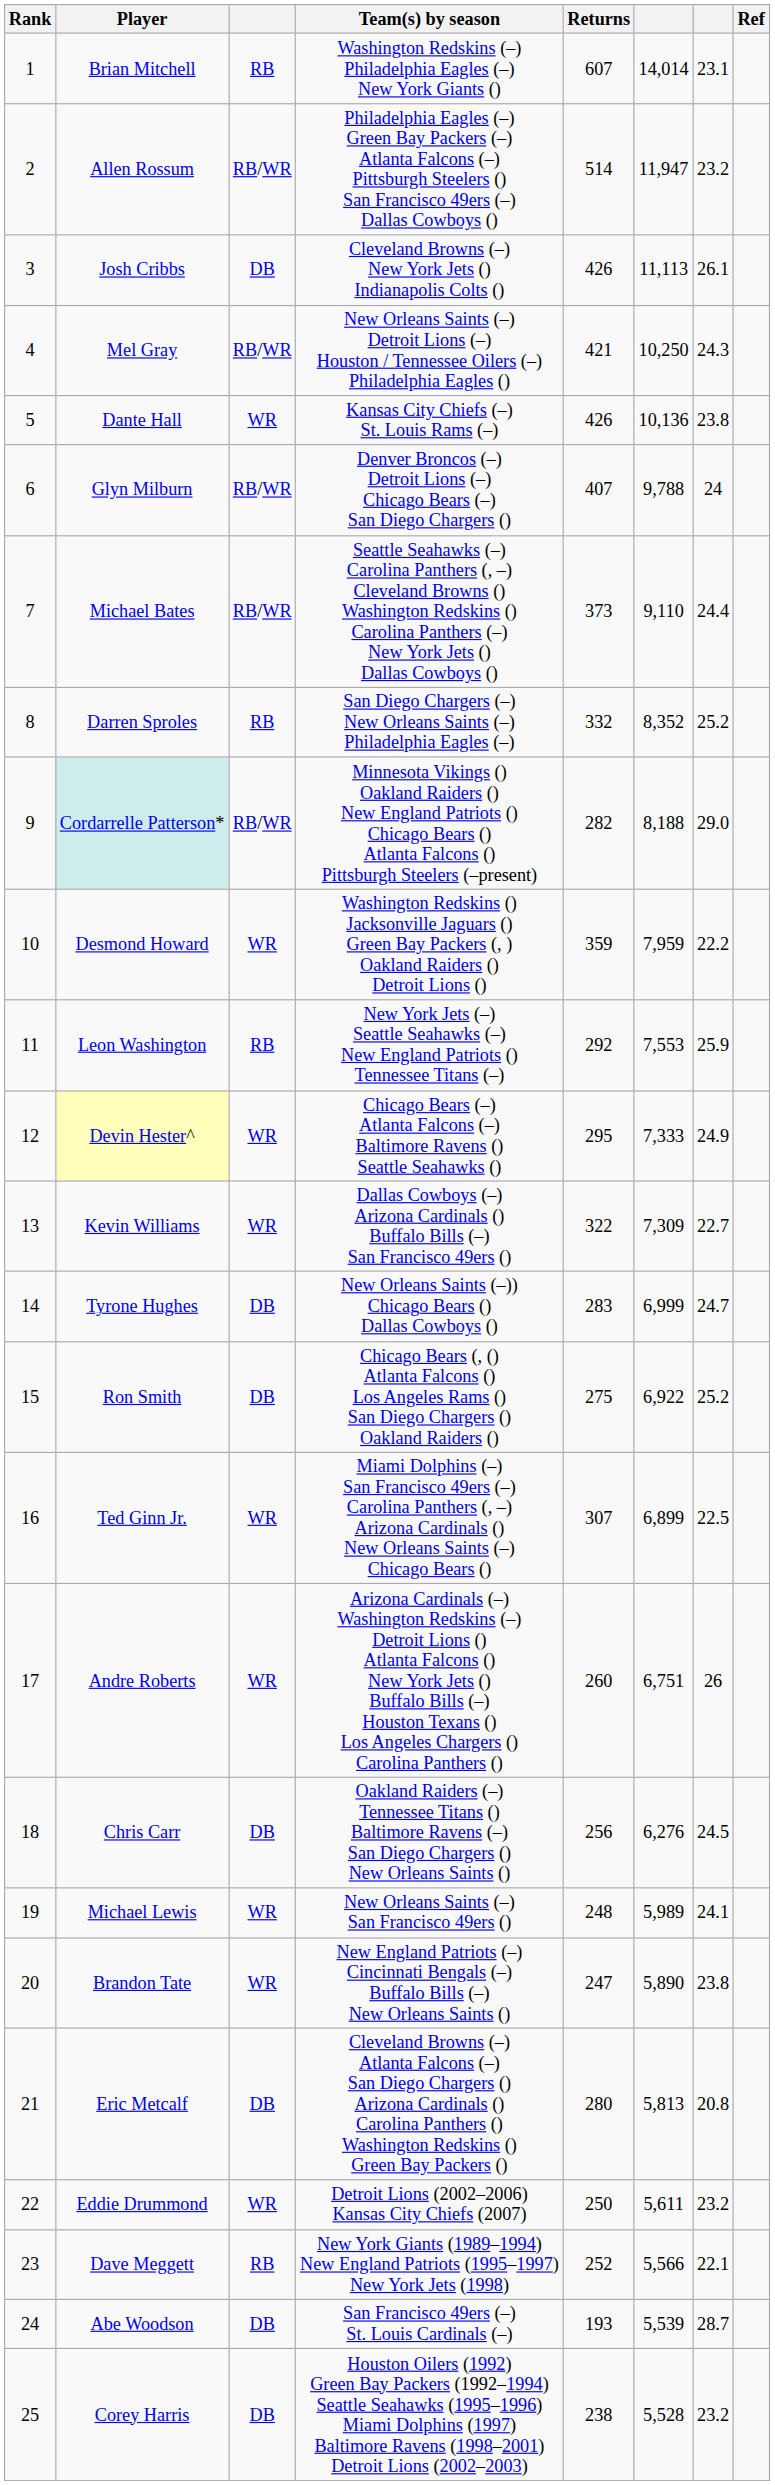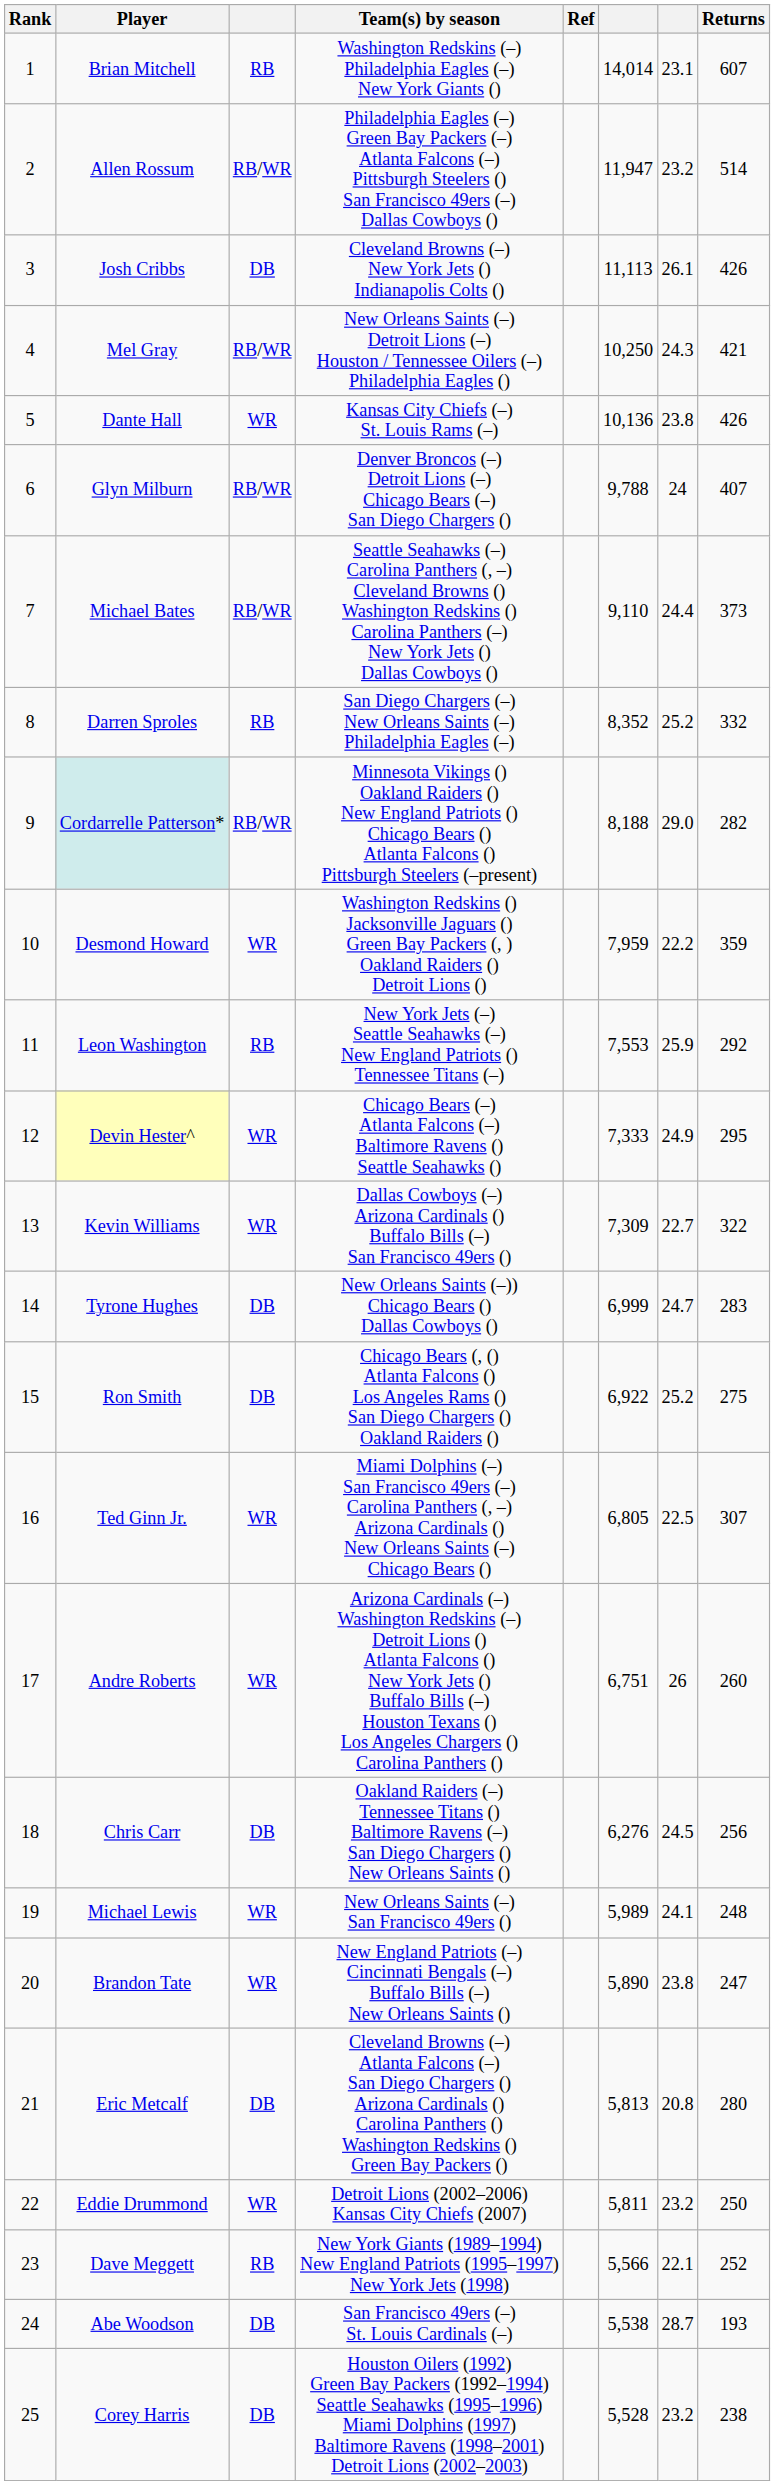columns swapped: (599, 18) <-> (751, 18)
(664, 1518) 6,899 -> (628, 1518) 6,805
(664, 2204) 5,611 -> (628, 2204) 5,811
(664, 2324) 5,539 -> (628, 2324) 5,538
